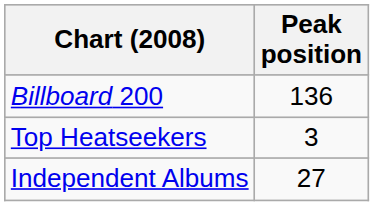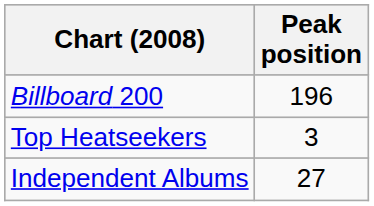(311, 95) 136 -> (311, 95) 196
